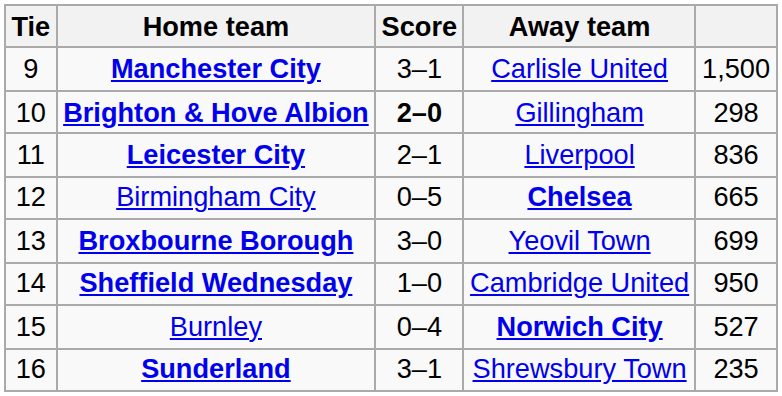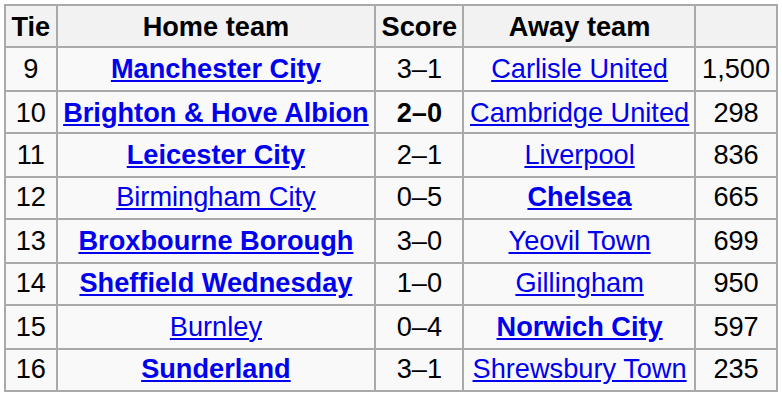(580, 112) Gillingham -> (580, 112) Cambridge United
(580, 283) Cambridge United -> (580, 283) Gillingham
(736, 326) 527 -> (736, 326) 597
